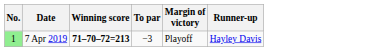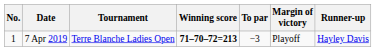+ column: (123, 18)
(13, 39) lightgreen background -> (13, 39) no background
